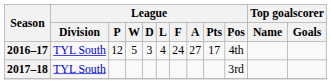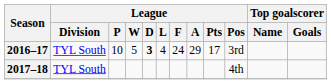(117, 50) 12 -> (117, 50) 10
(150, 50) normal -> (150, 50) bold
(195, 50) 27 -> (195, 50) 29
(236, 50) 4th -> (236, 50) 3rd
(236, 69) 3rd -> (236, 69) 4th
